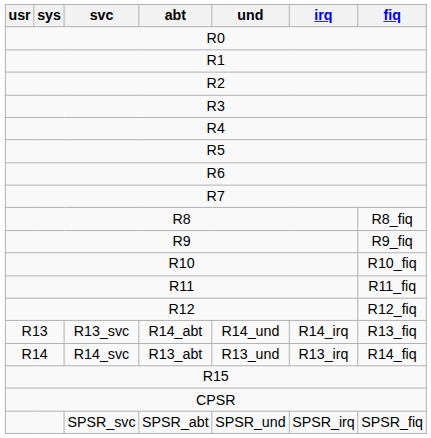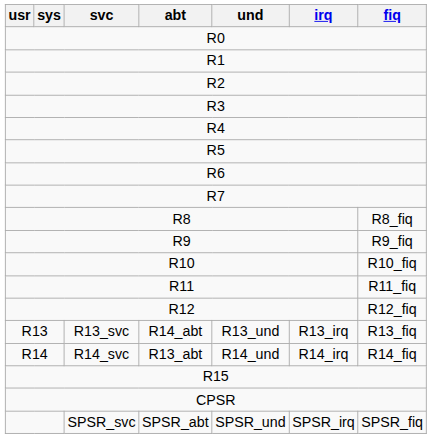(250, 331) R14_und -> (250, 331) R13_und
(323, 331) R14_irq -> (323, 331) R13_irq
(250, 354) R13_und -> (250, 354) R14_und
(323, 354) R13_irq -> (323, 354) R14_irq
